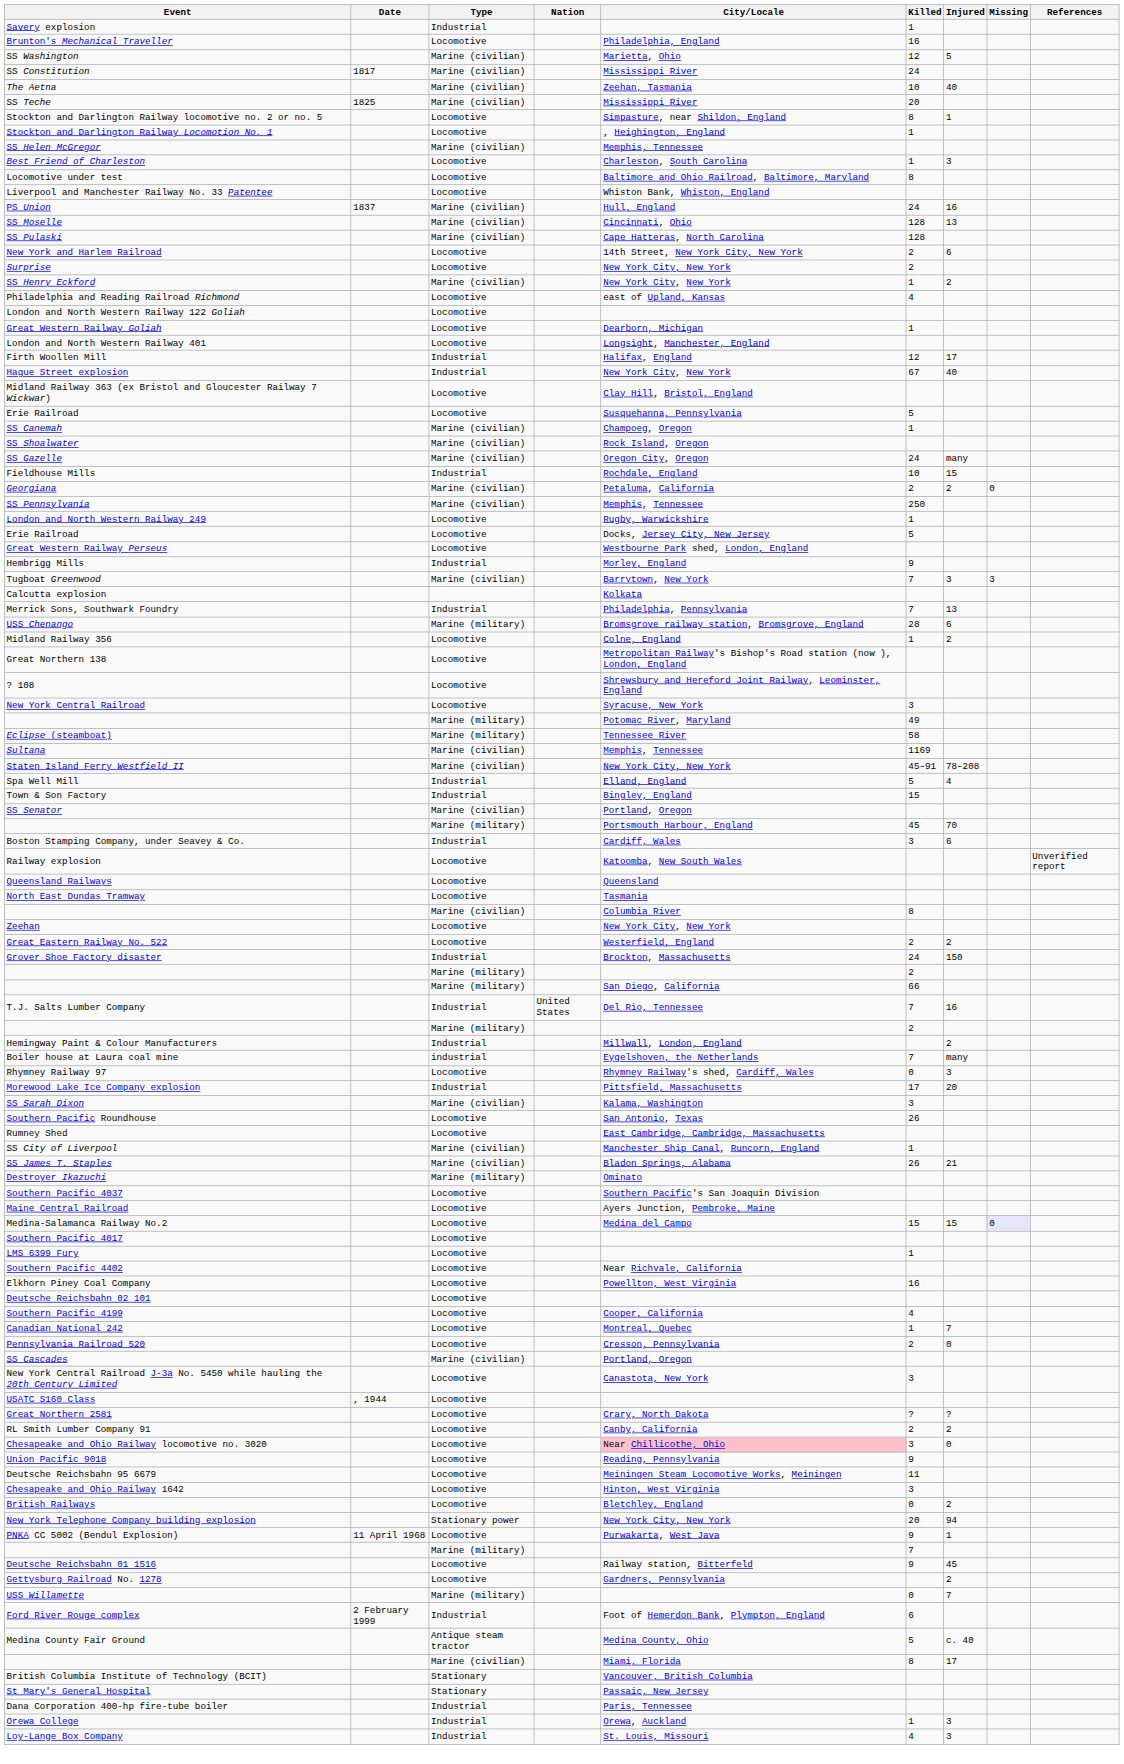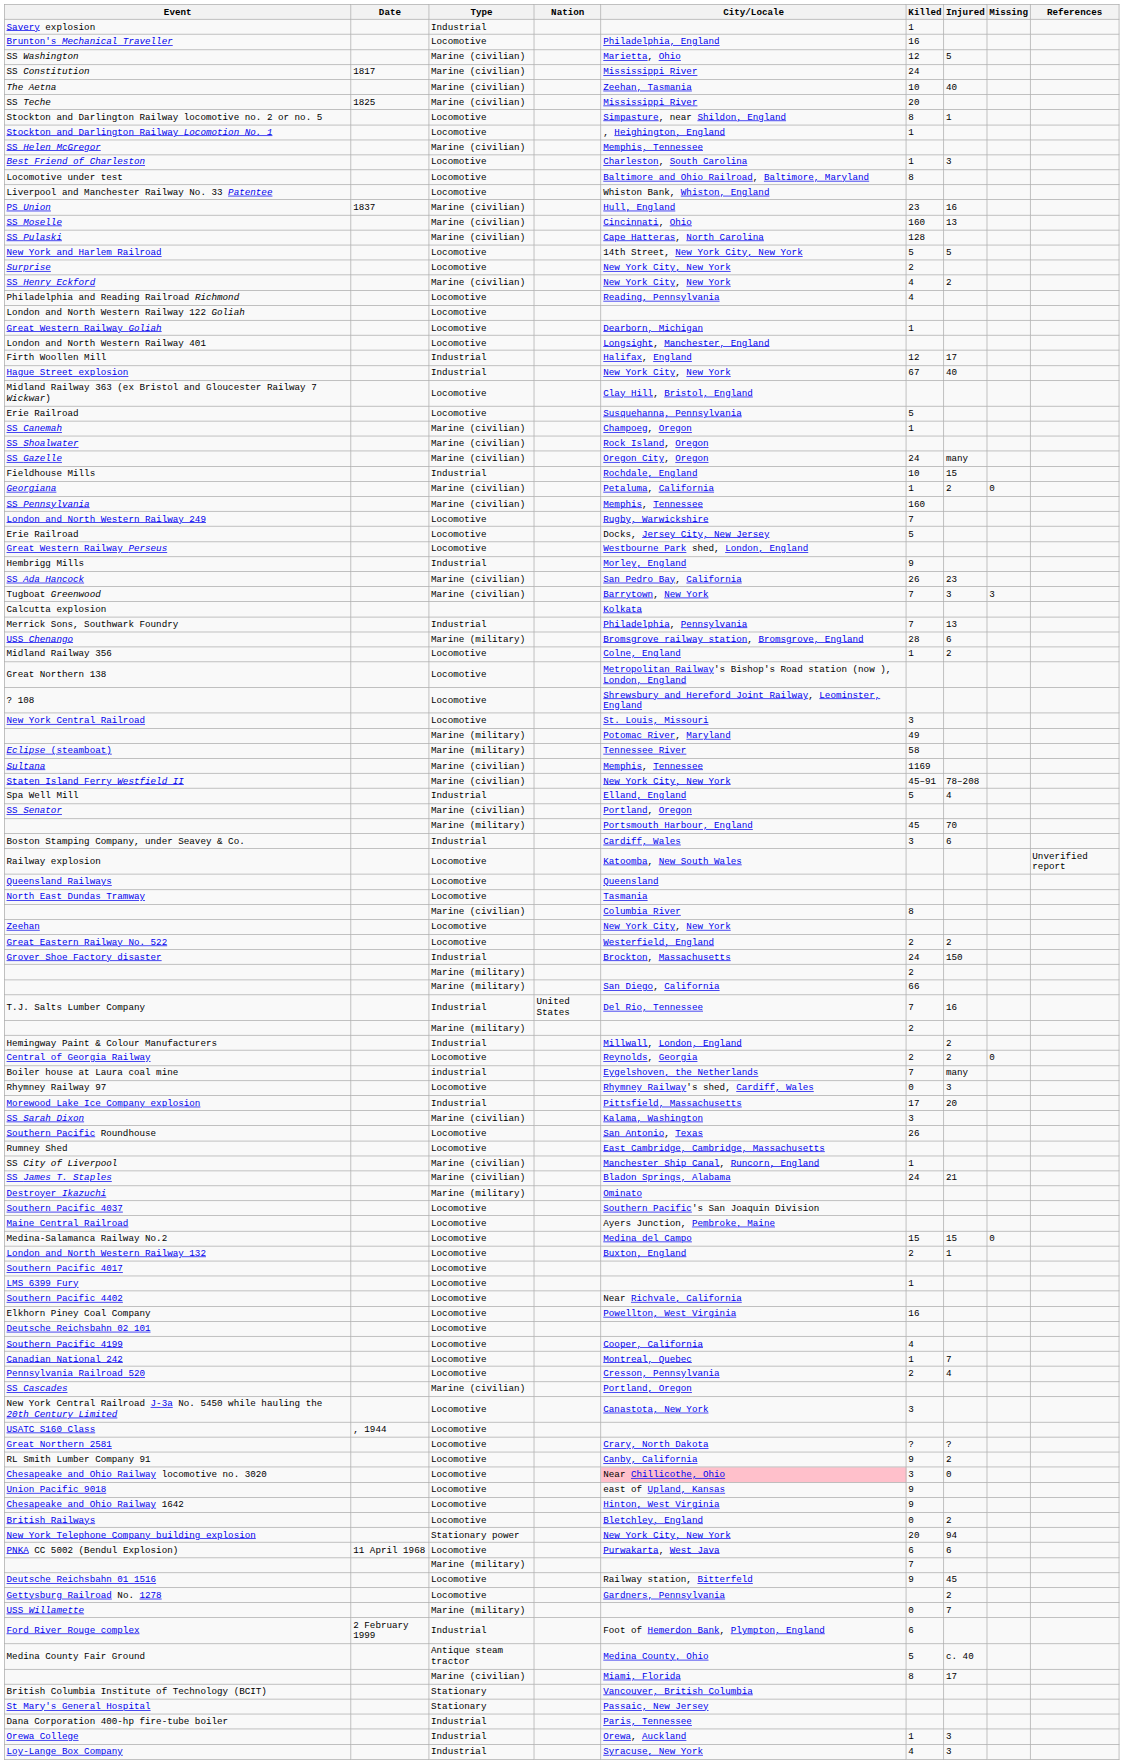(914, 207) 24 -> (914, 207) 23
(917, 222) 128 -> (917, 222) 160
(911, 253) 2 -> (911, 253) 5
(949, 253) 6 -> (949, 253) 5
(911, 283) 1 -> (911, 283) 4
(664, 298) east of Upland, Kansas -> (661, 298) Reading, Pennsylvania
(911, 489) 2 -> (911, 489) 1
(917, 504) 250 -> (917, 504) 160
(911, 519) 1 -> (911, 519) 7
+ row: (45, 579)
(653, 706) Syracuse, New York -> (656, 721) St. Louis, Missouri
- row: (56, 796)
+ row: (79, 1058)
(914, 1163) 26 -> (914, 1178) 24
(992, 1223) lavender background -> (992, 1238) no background
+ row: (106, 1254)
(949, 1344) 0 -> (949, 1374) 4
(911, 1430) 2 -> (911, 1460) 9
(661, 1460) Reading, Pennsylvania -> (664, 1490) east of Upland, Kansas
- row: (81, 1475)
(911, 1490) 3 -> (911, 1505) 9
(911, 1535) 9 -> (911, 1550) 6
(949, 1535) 1 -> (949, 1550) 6
(656, 1737) St. Louis, Missouri -> (653, 1752) Syracuse, New York
